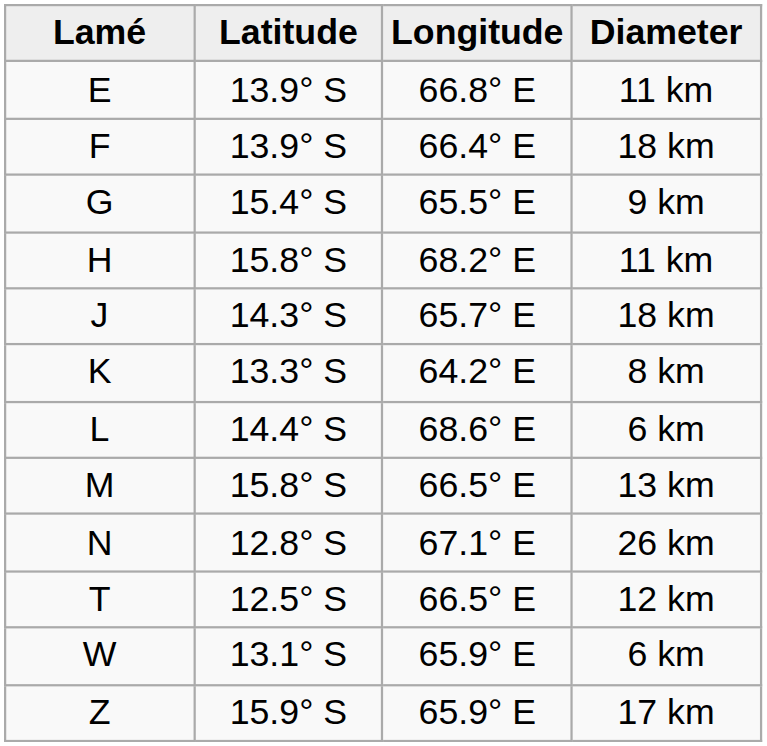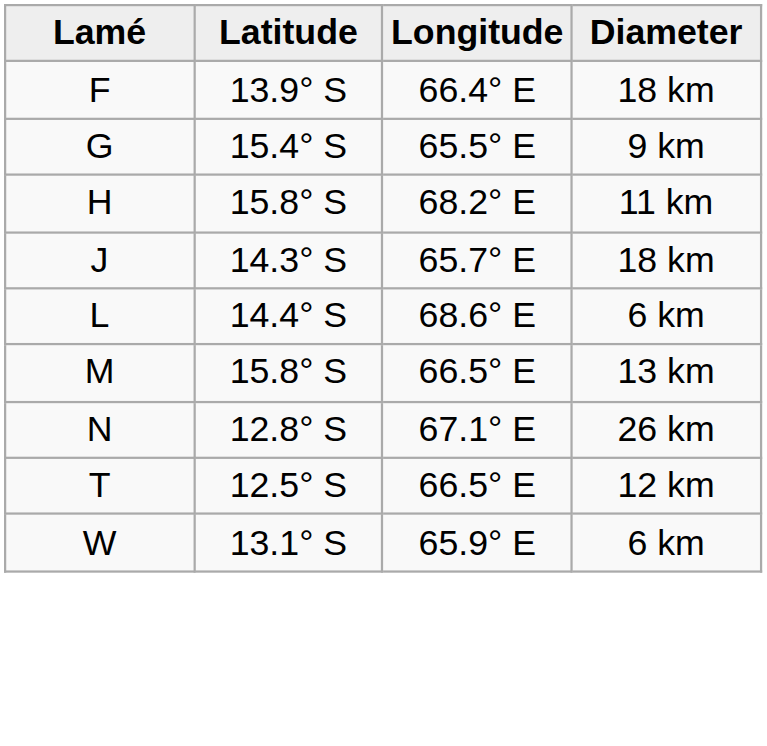- row: (100, 89)
- row: (100, 372)
- row: (100, 711)
